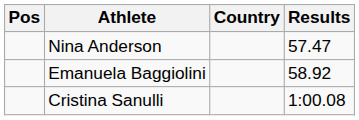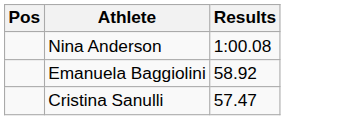- column: (247, 18)
(310, 45) 57.47 -> (243, 45) 1:00.08
(317, 100) 1:00.08 -> (235, 100) 57.47
